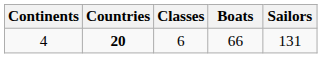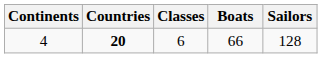(290, 40) 131 -> (290, 40) 128
